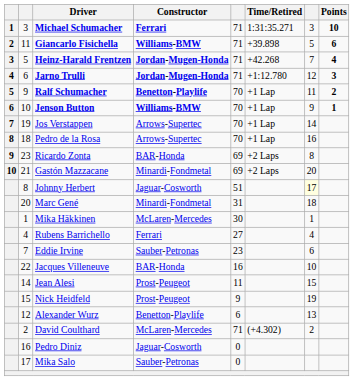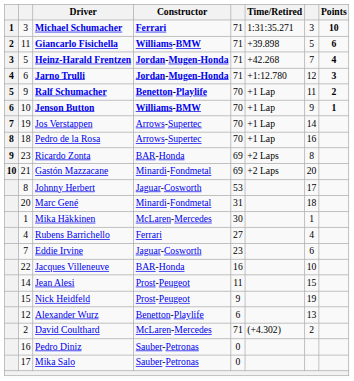(238, 187) 51 -> (238, 187) 53
(312, 187) lightyellow background -> (312, 187) no background
(167, 251) Sauber-Petronas -> (169, 251) Jaguar-Cosworth
(169, 346) Jaguar-Cosworth -> (167, 346) Sauber-Petronas
